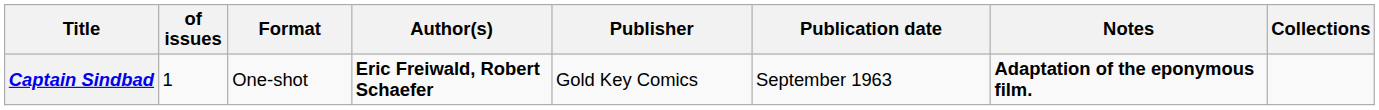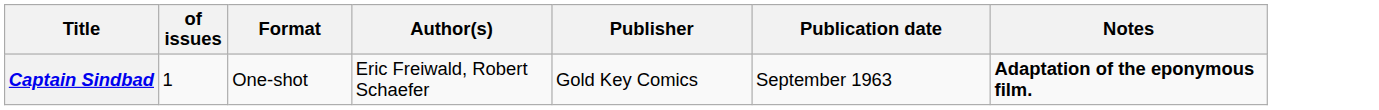- column: (1321, 29)
(448, 79) bold -> (442, 79) normal
